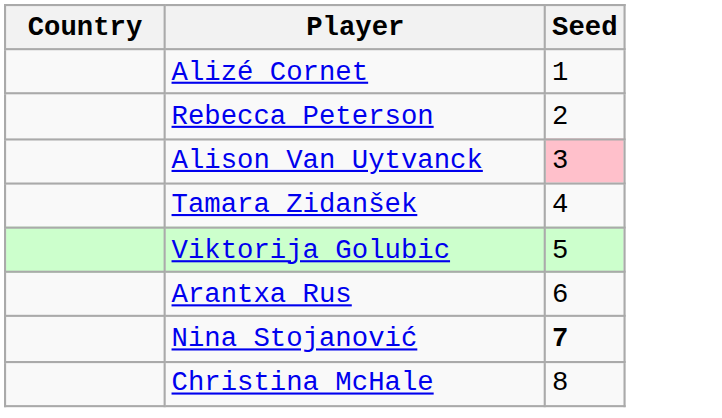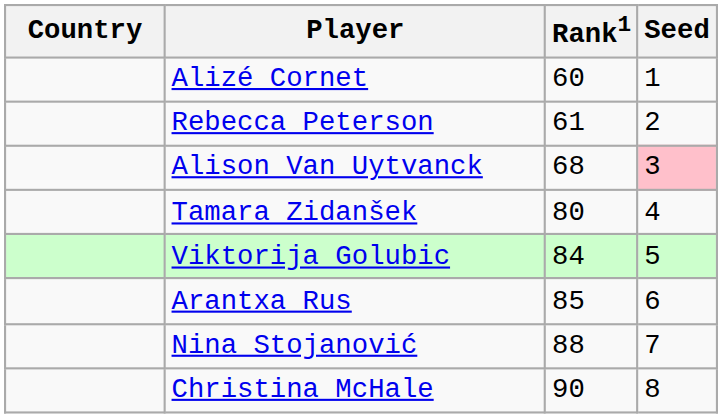+ column: (592, 31)
(560, 339) bold -> (652, 346) normal
